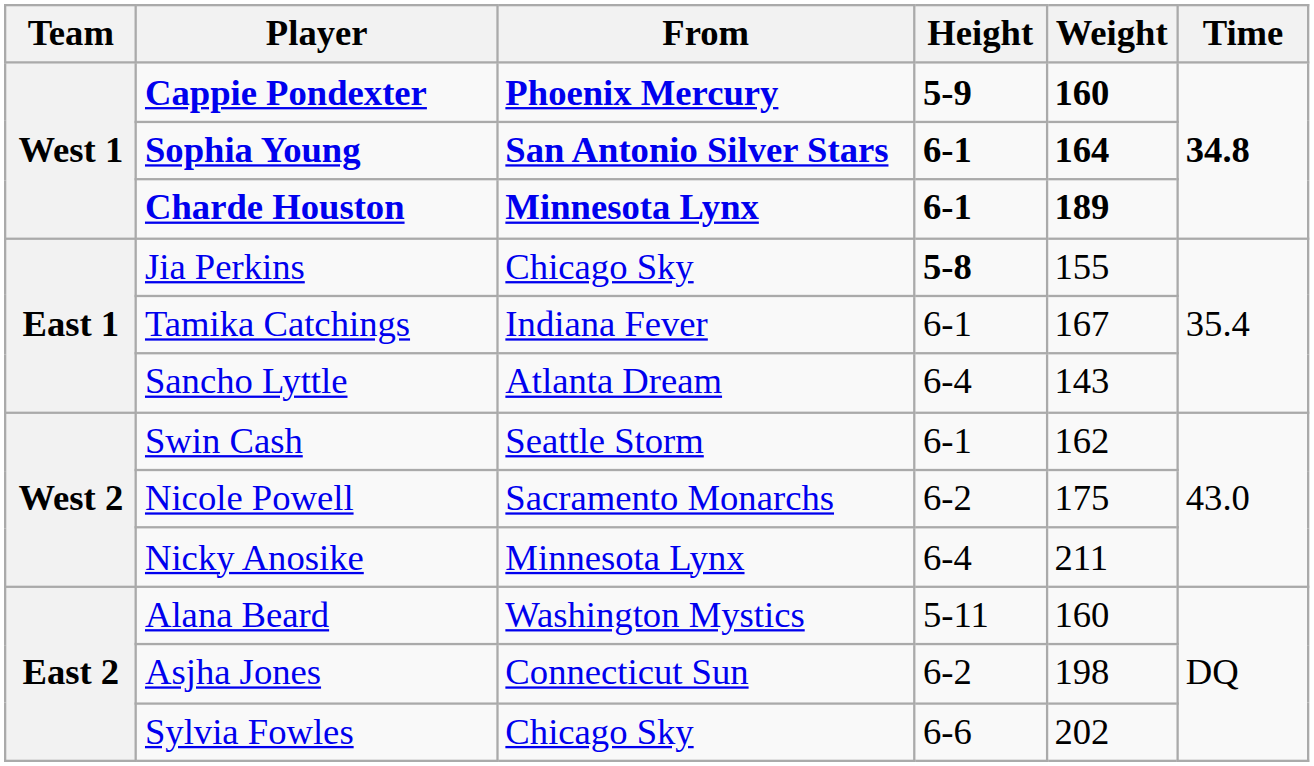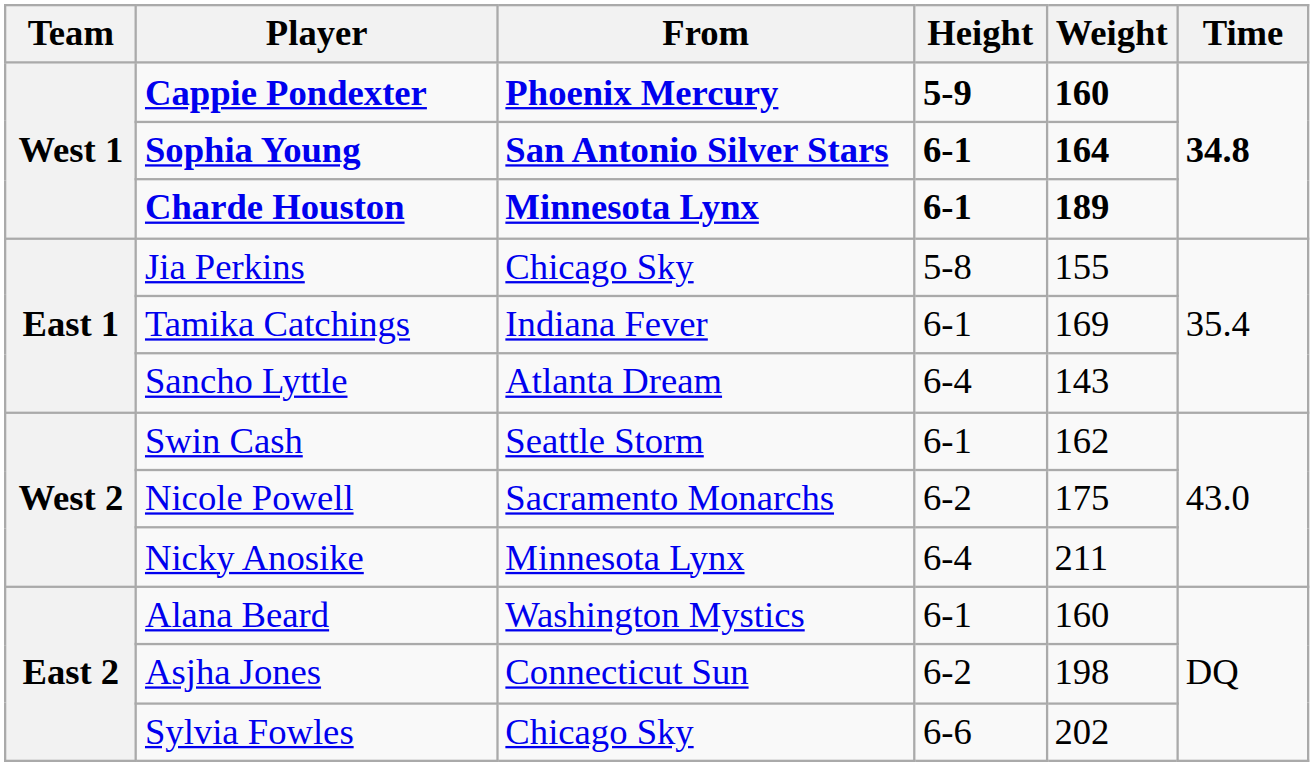(947, 265) bold -> (947, 265) normal
(1082, 324) 167 -> (1082, 324) 169
(956, 614) 5-11 -> (947, 614) 6-1
